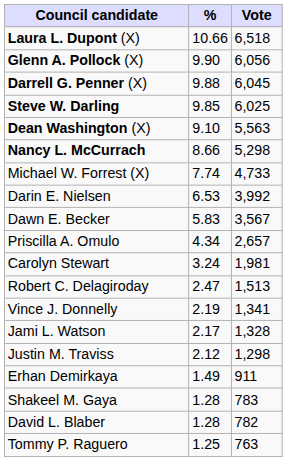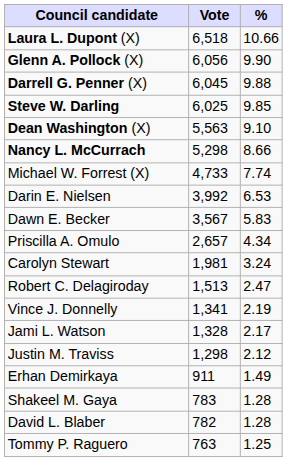columns swapped: (257, 15) <-> (210, 15)
